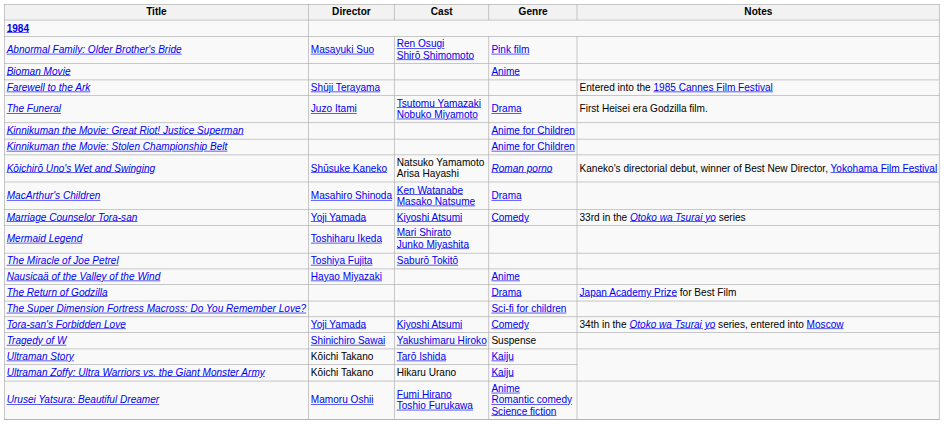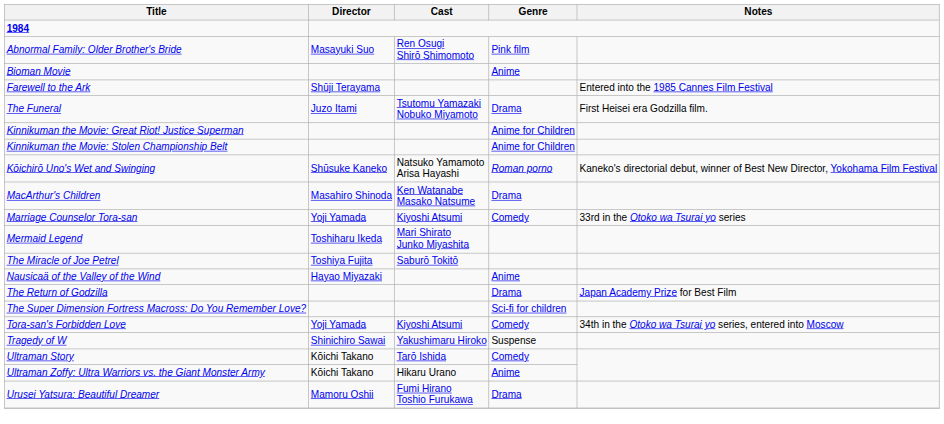(503, 356) Kaiju -> (510, 356) Comedy
(503, 372) Kaiju -> (506, 372) Anime
(532, 400) Anime Romantic comedy Science fiction -> (507, 394) Drama
